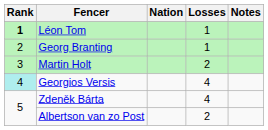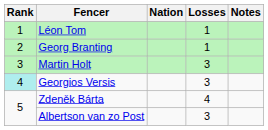(20, 30) bold -> (20, 30) normal
(207, 64) 2 -> (207, 64) 3
(207, 82) 4 -> (207, 82) 3
(207, 116) 2 -> (207, 116) 3
